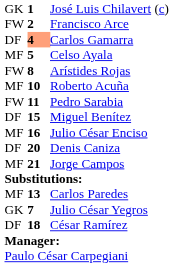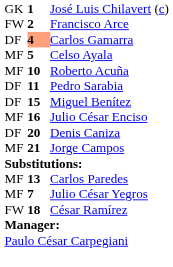- row: (90, 70)
(14, 101) FW -> (13, 86) DF
(14, 209) GK -> (14, 194) MF
(13, 225) DF -> (14, 209) FW
